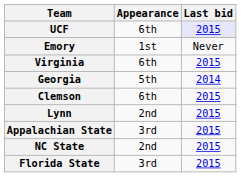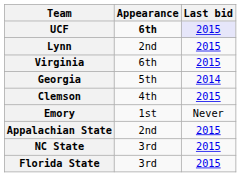(148, 30) normal -> (148, 30) bold
rows swapped: (59, 113) <-> (59, 46)
(148, 96) 6th -> (148, 96) 4th
(148, 130) 3rd -> (148, 130) 2nd
(148, 147) 2nd -> (148, 147) 3rd
